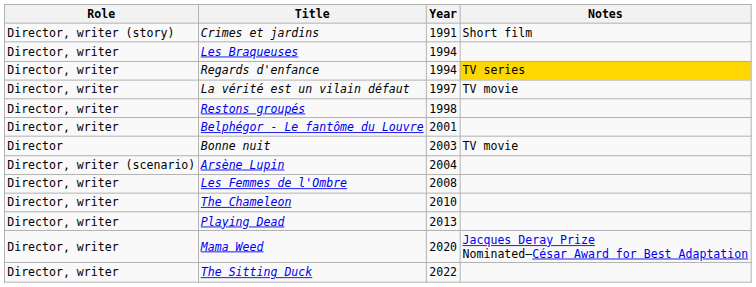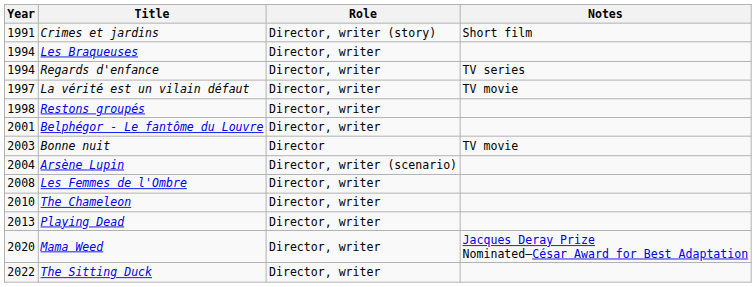columns swapped: (443, 14) <-> (101, 14)
(494, 70) gold background -> (494, 70) no background
